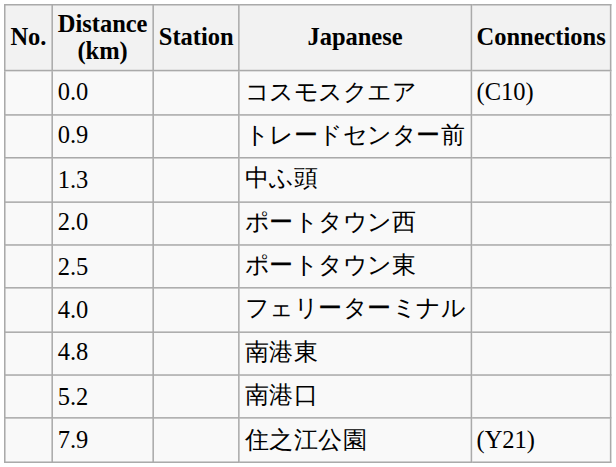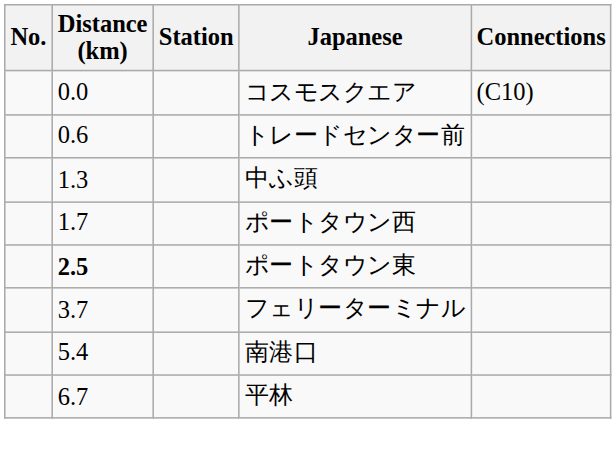(73, 135) 0.9 -> (73, 135) 0.6
(73, 222) 2.0 -> (73, 222) 1.7
(73, 266) normal -> (73, 266) bold
(73, 309) 4.0 -> (73, 309) 3.7
- row: (282, 352)
(73, 396) 5.2 -> (73, 353) 5.4
+ row: (269, 395)
- row: (306, 439)
